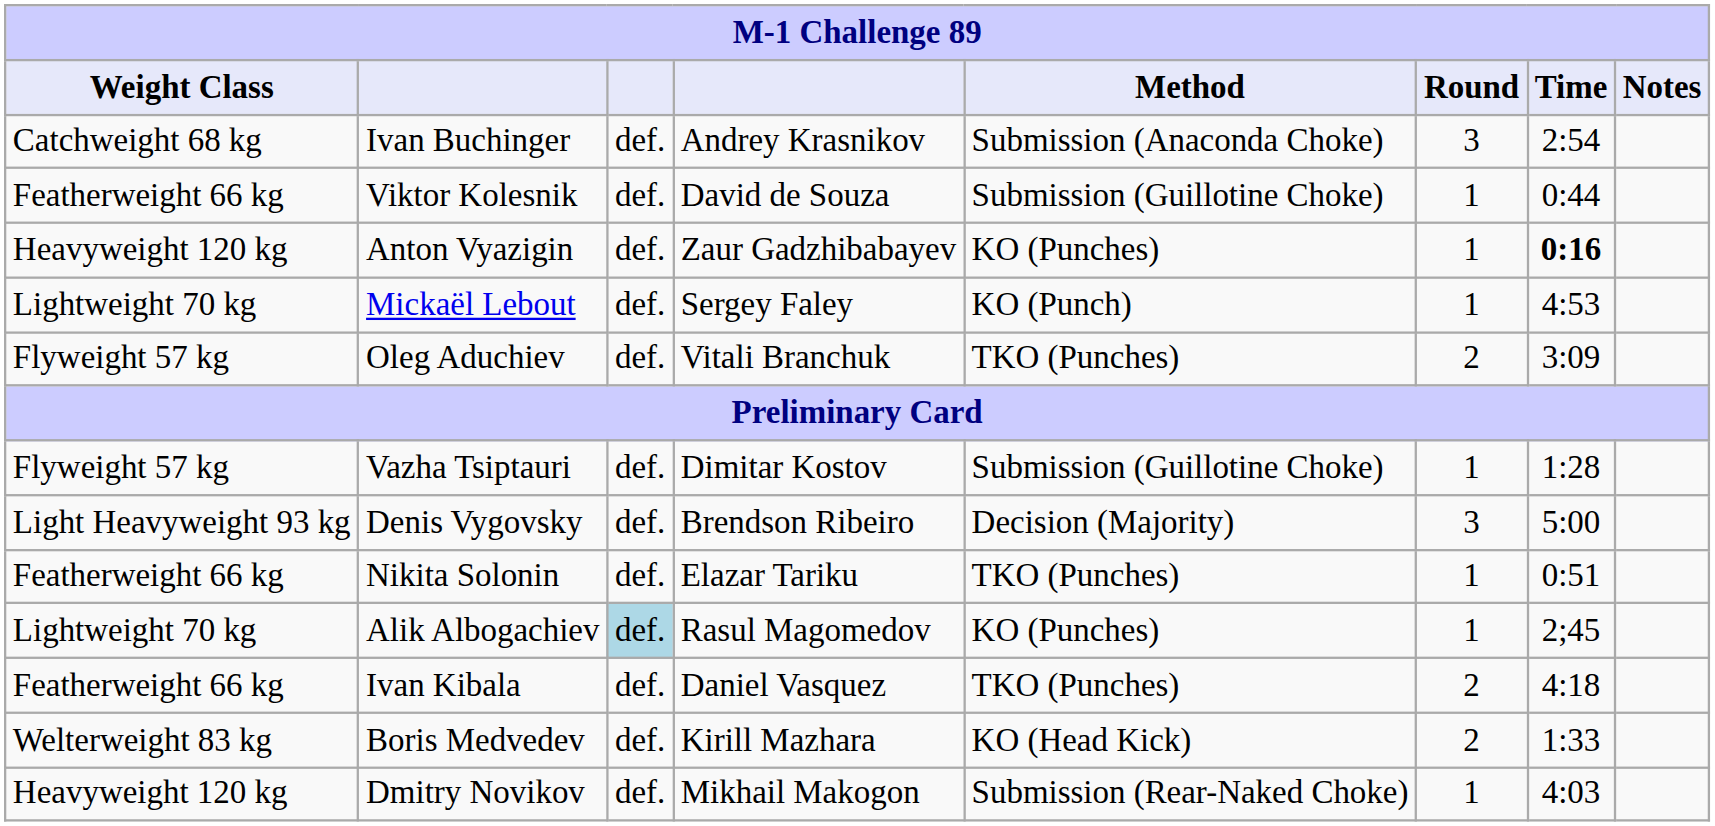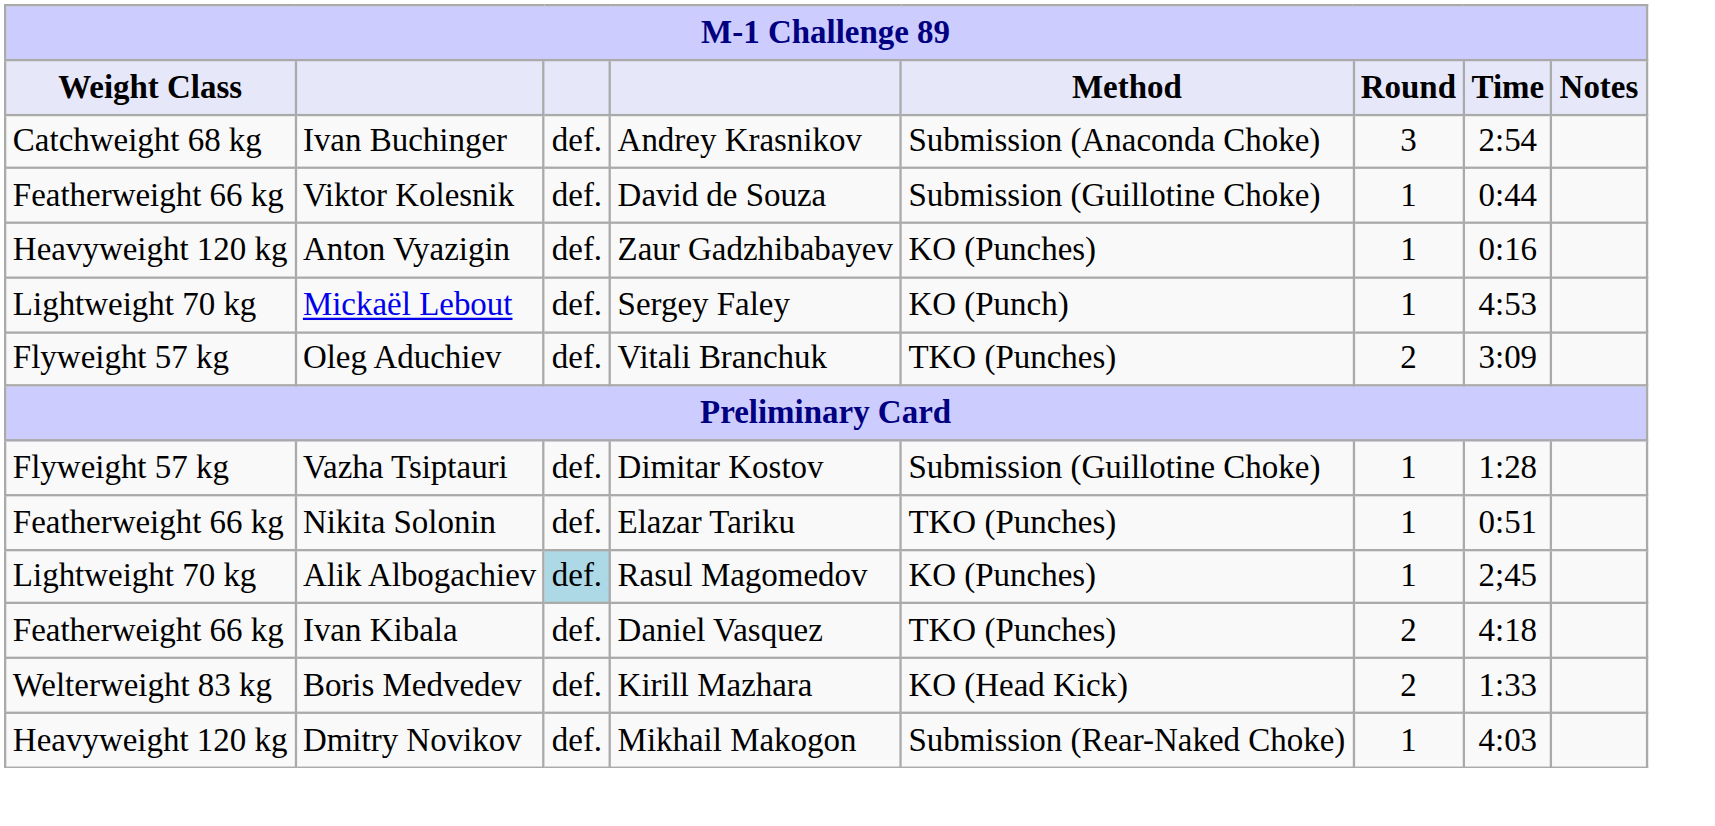(1571, 249) bold -> (1508, 249) normal
- row: (474, 521)
